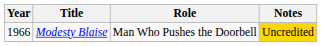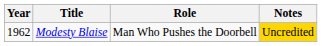(19, 32) 1966 -> (19, 32) 1962
